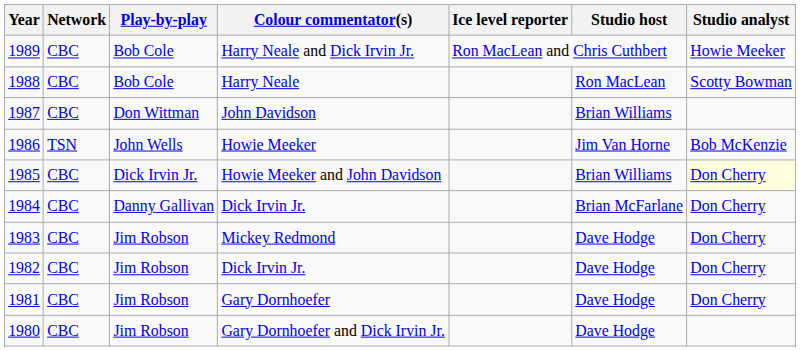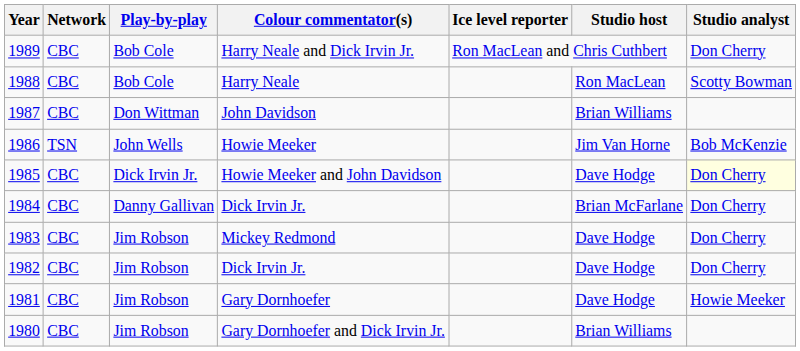(738, 51) Howie Meeker -> (728, 51) Don Cherry
(623, 175) Brian Williams -> (615, 175) Dave Hodge
(728, 299) Don Cherry -> (738, 299) Howie Meeker
(615, 330) Dave Hodge -> (623, 330) Brian Williams
